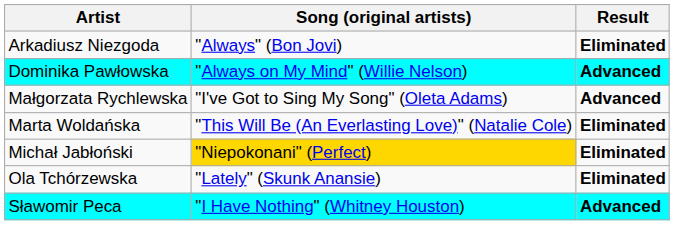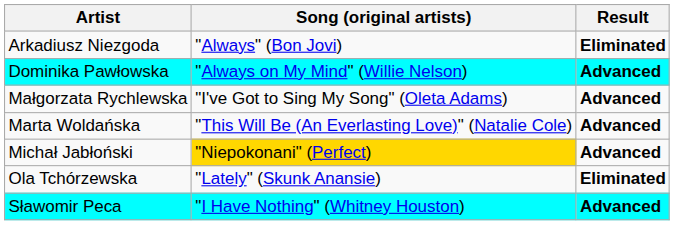(623, 125) Eliminated -> (621, 125) Advanced
(623, 152) Eliminated -> (621, 152) Advanced
